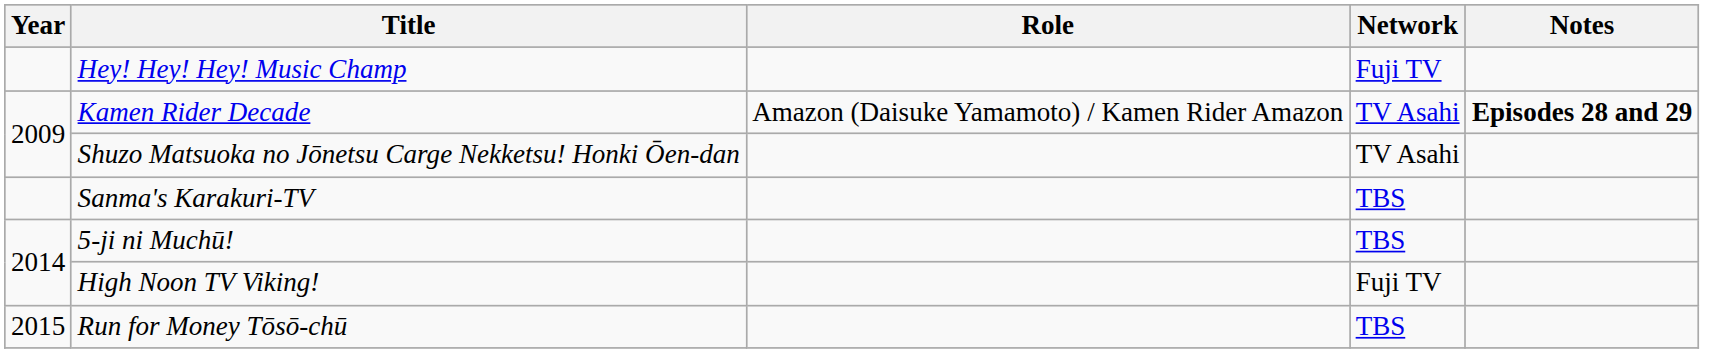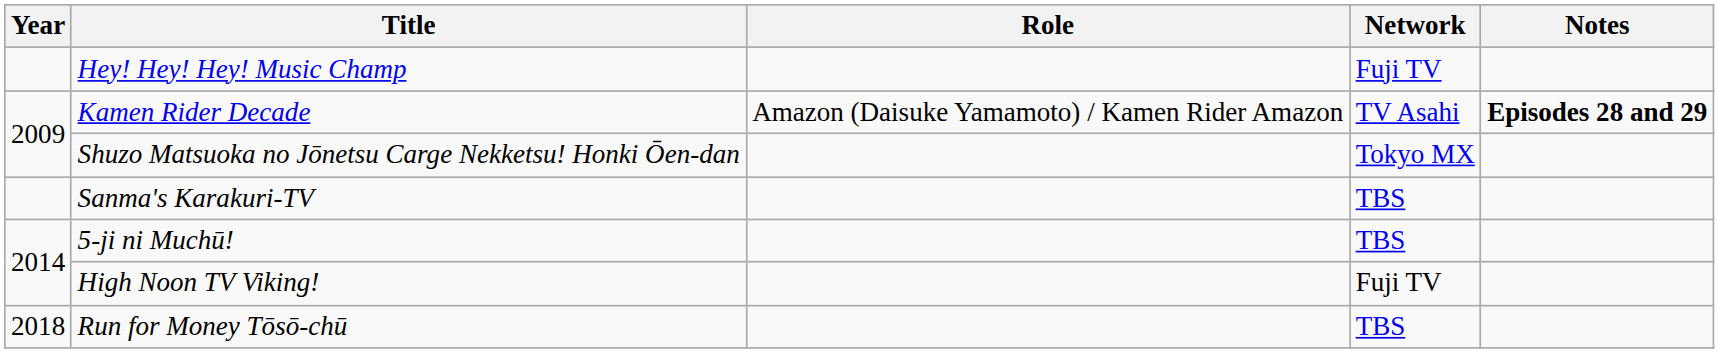(1408, 154) TV Asahi -> (1415, 154) Tokyo MX
(38, 326) 2015 -> (38, 326) 2018
